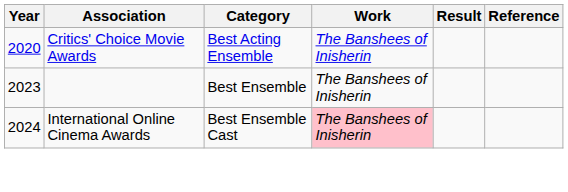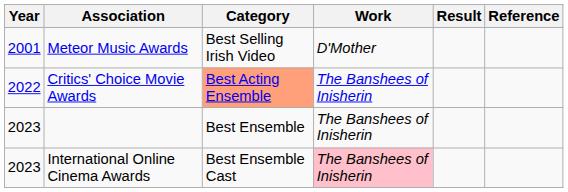+ row: (118, 47)
(24, 47) 2020 -> (24, 87) 2022
(244, 47) no background -> (243, 87) lightsalmon background
(24, 127) 2024 -> (24, 167) 2023
